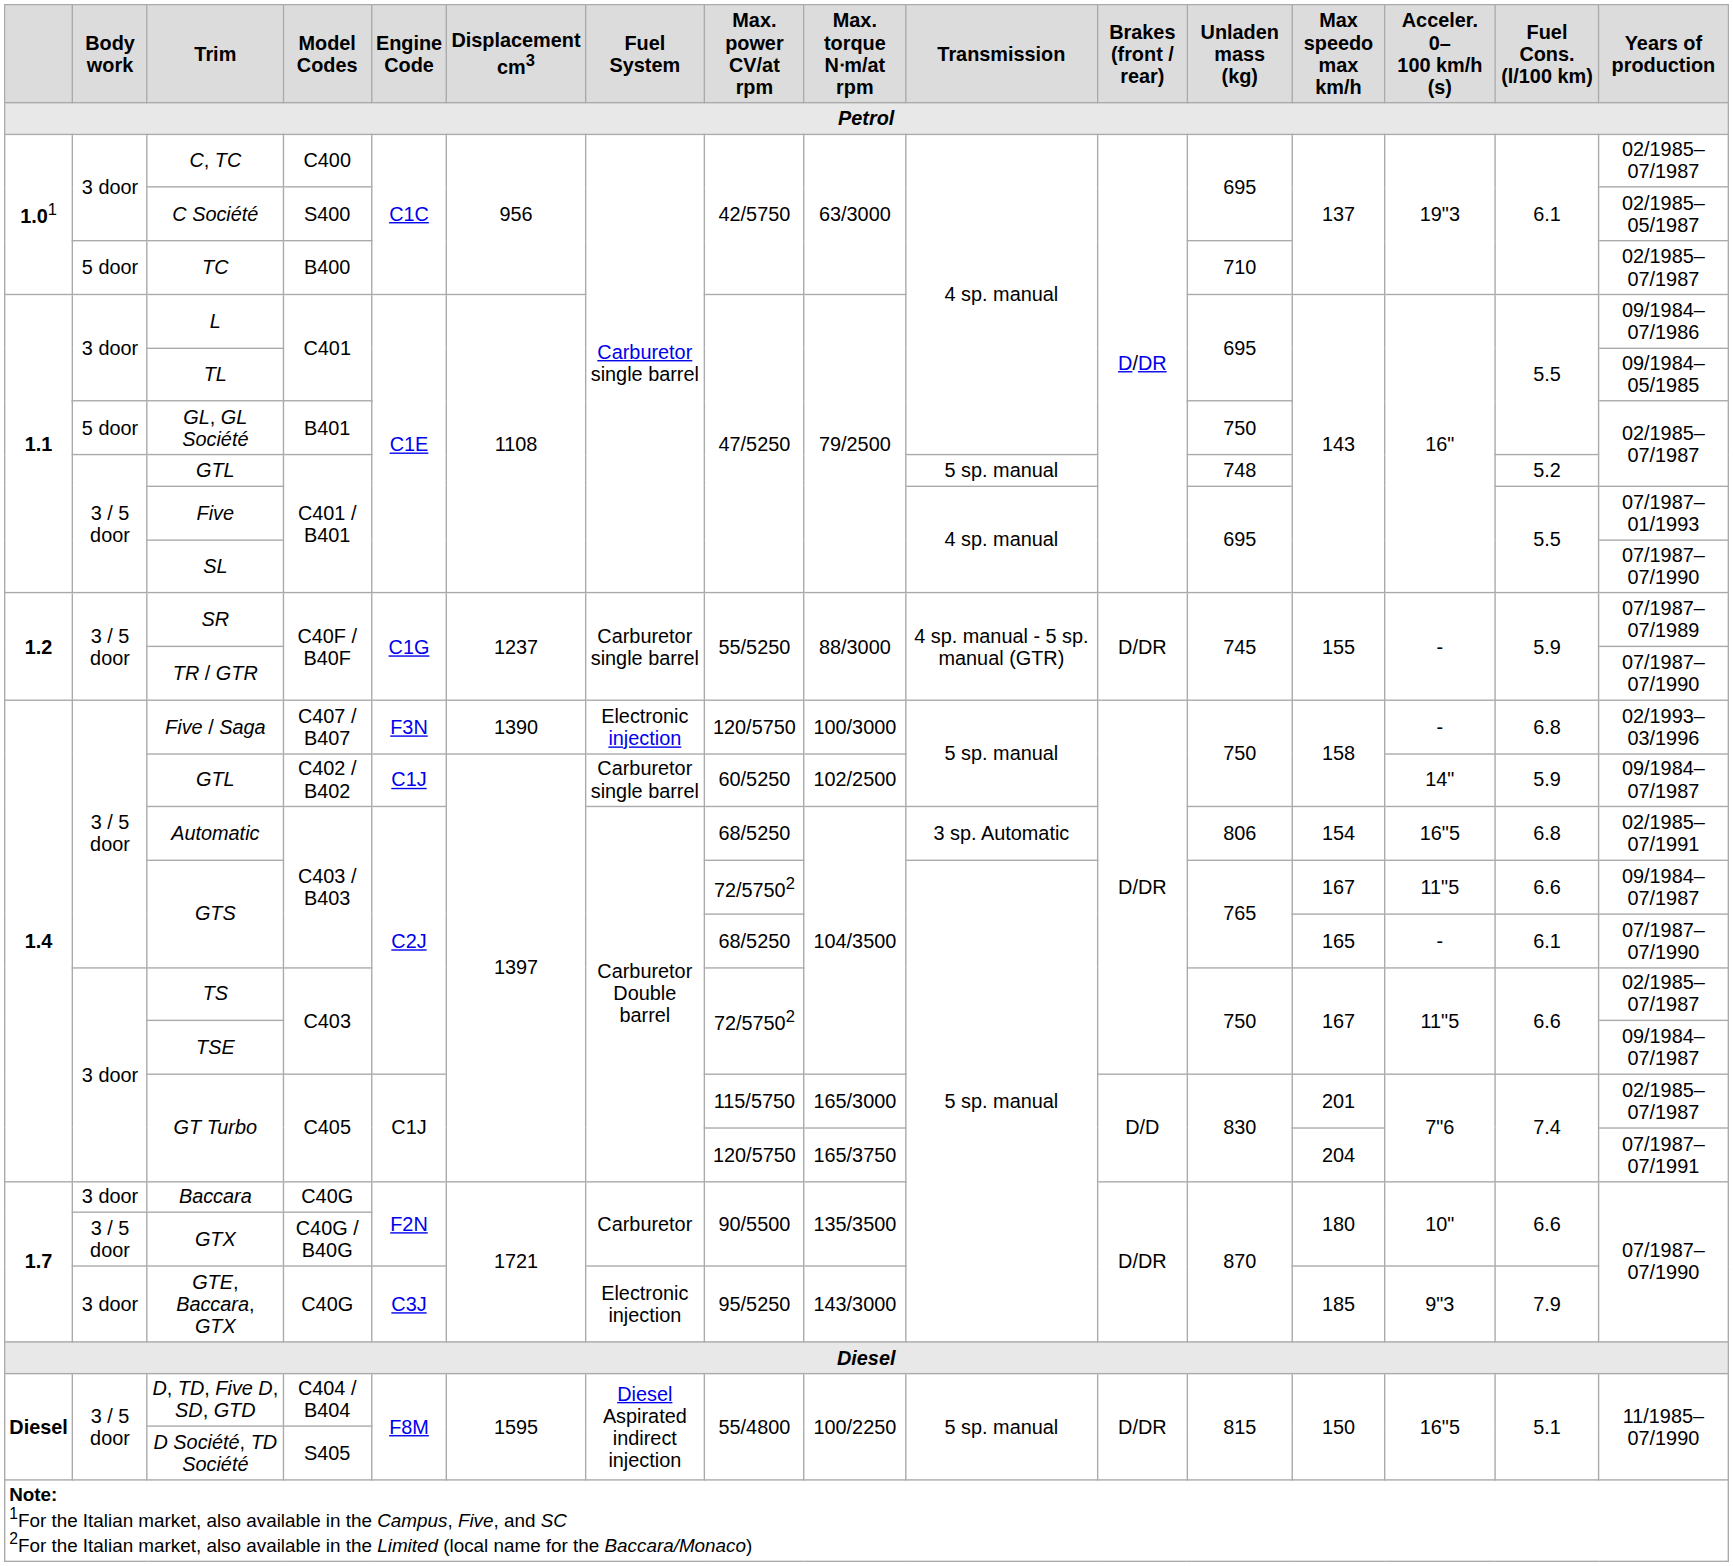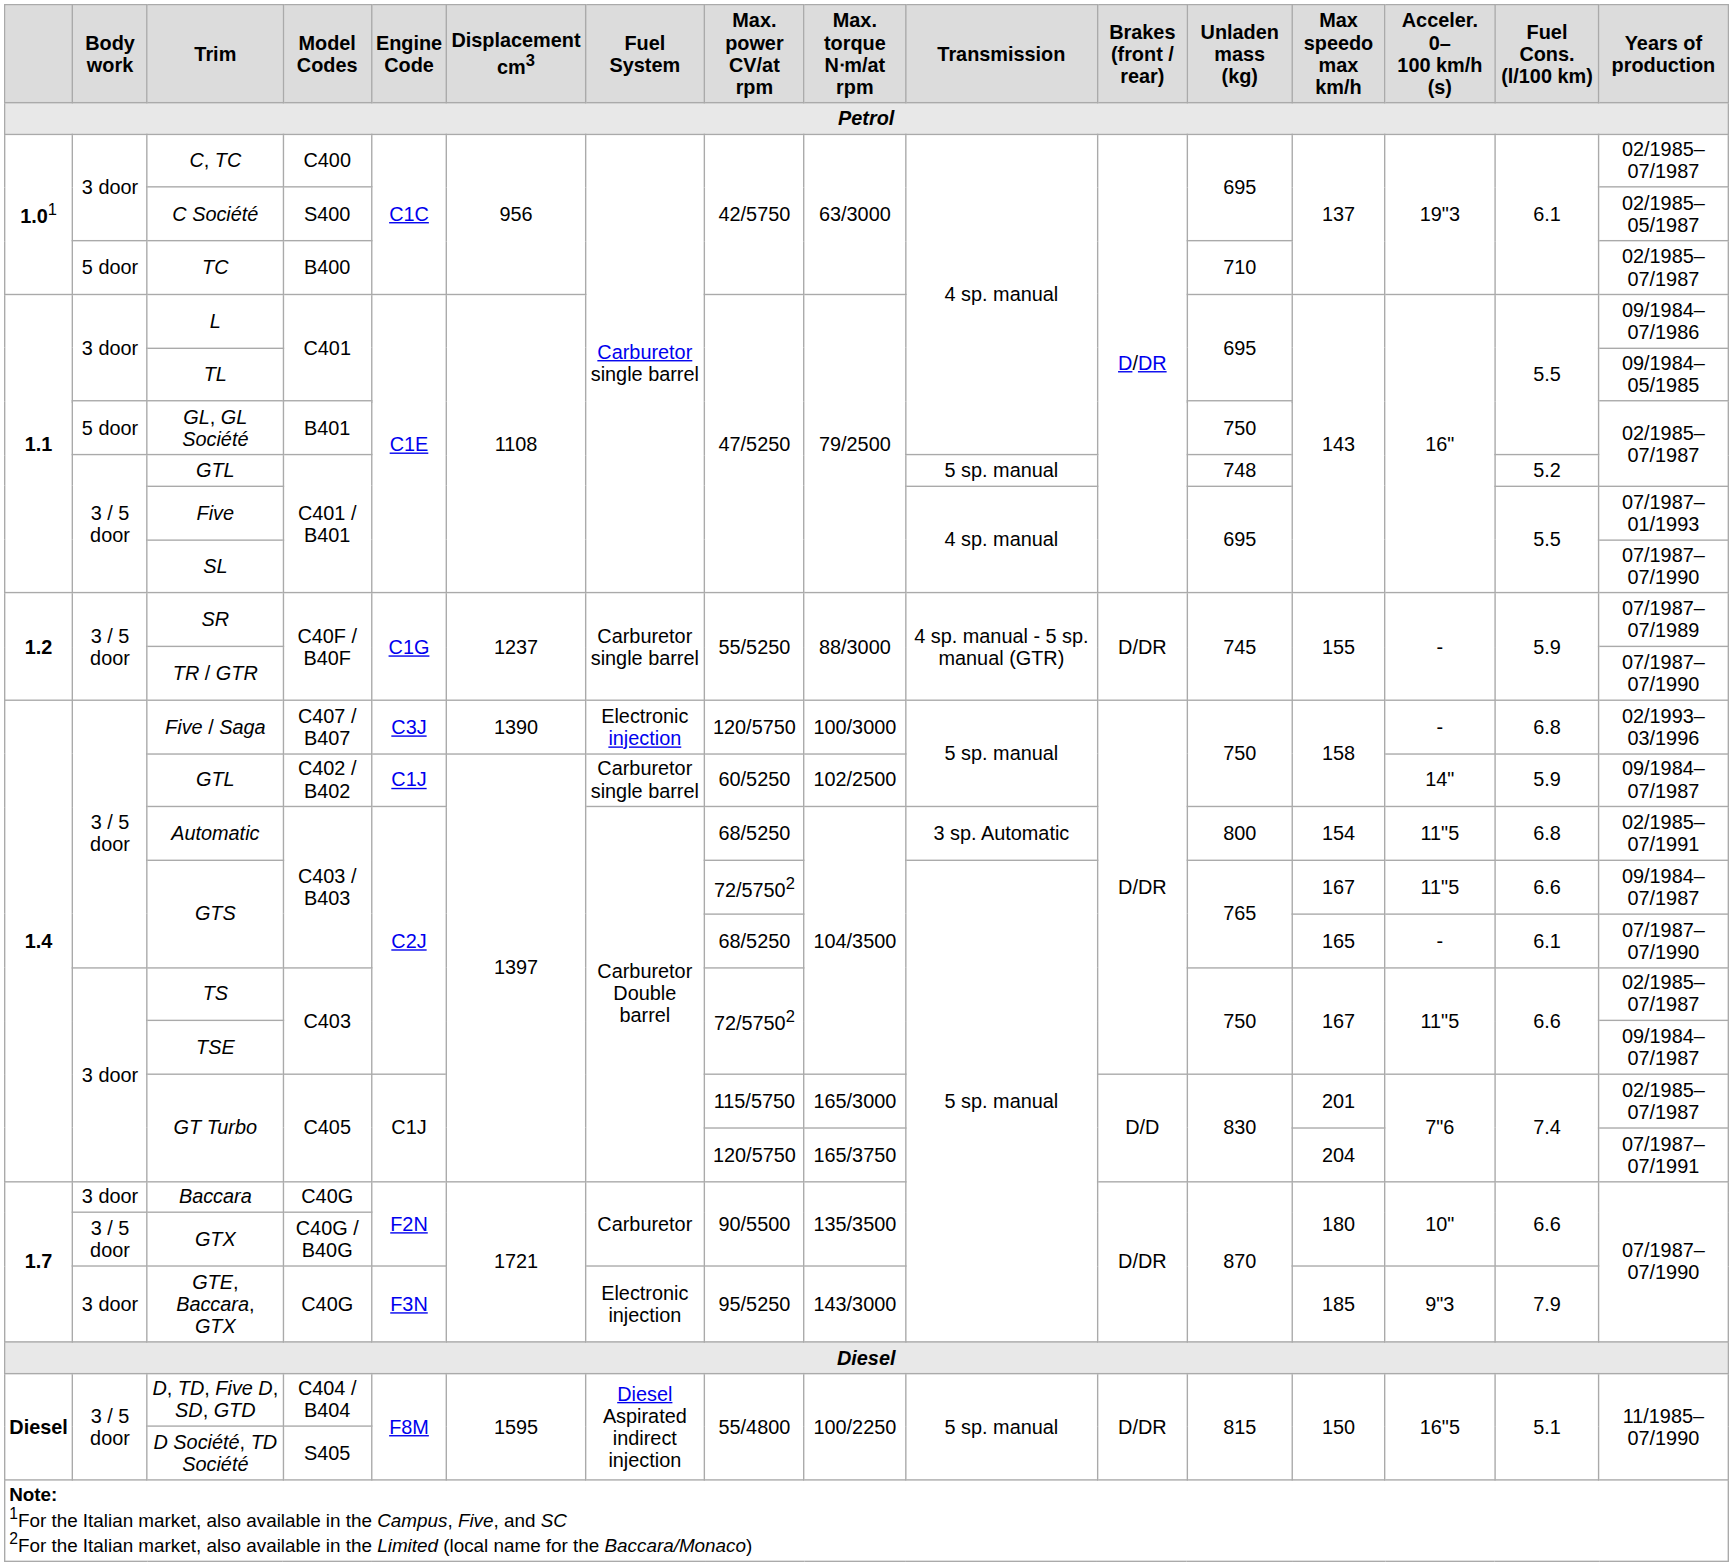(409, 727) F3N -> (409, 727) C3J
(1240, 834) 806 -> (1240, 834) 800
(1440, 834) 16"5 -> (1440, 834) 11"5
(409, 1304) C3J -> (409, 1304) F3N
